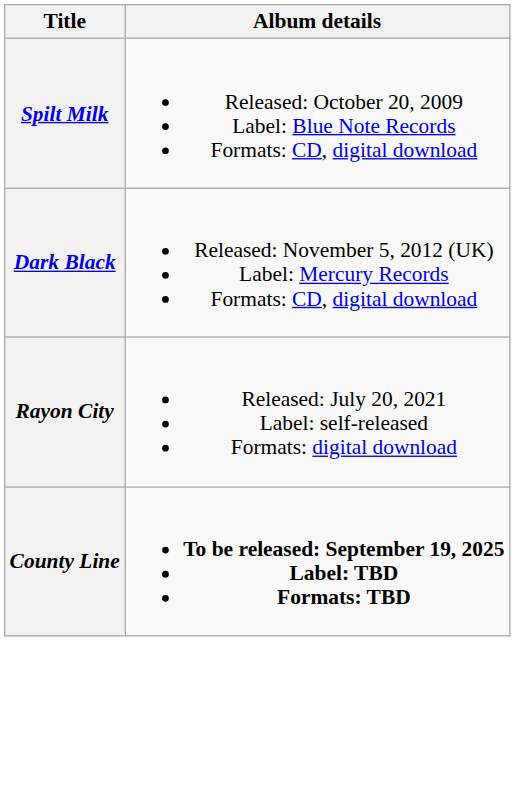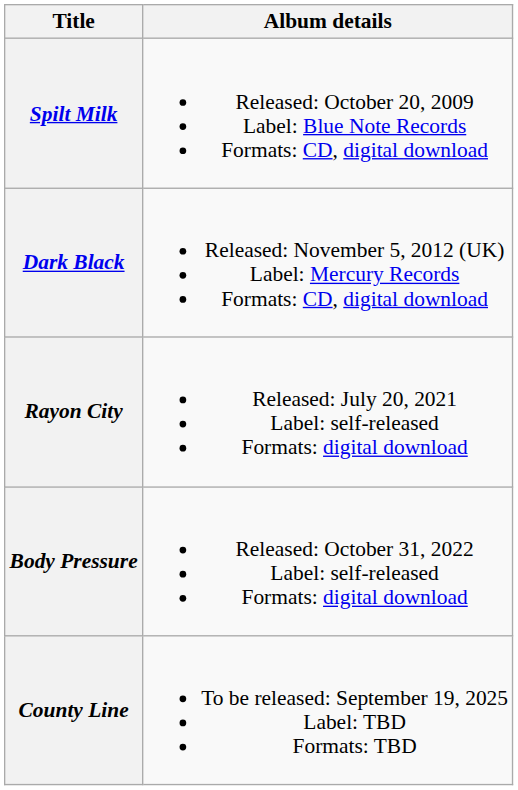+ row: (74, 560)
(317, 573) bold -> (328, 722) normal
